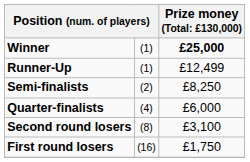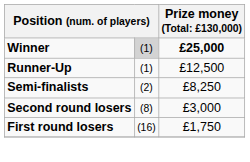(146, 49) no background -> (146, 49) lightgrey background
(202, 68) £12,499 -> (202, 68) £12,500
- row: (55, 107)
(202, 127) £3,100 -> (202, 107) £3,000
